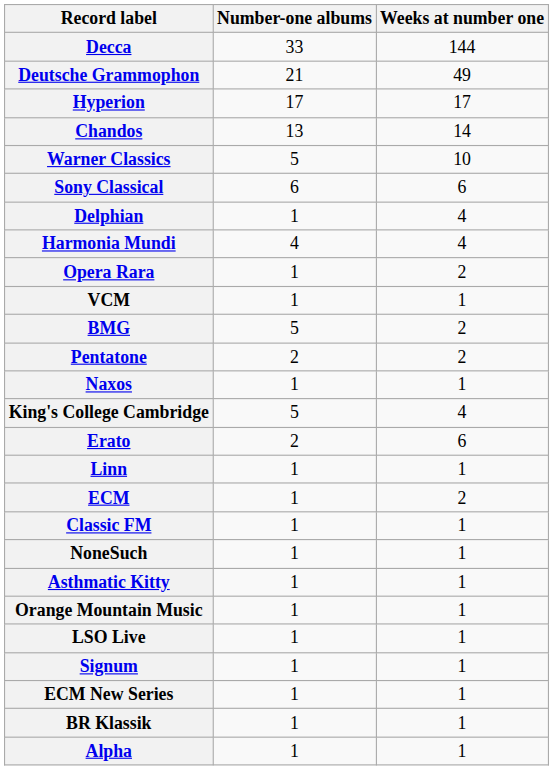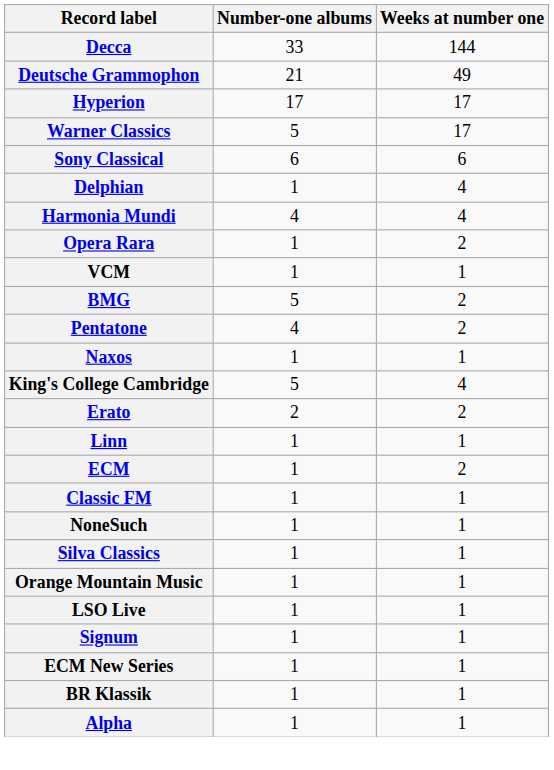- row: (109, 131)
(462, 159) 10 -> (462, 131) 17
(294, 356) 2 -> (294, 328) 4
(462, 441) 6 -> (462, 412) 2
- row: (109, 581)
+ row: (109, 553)
